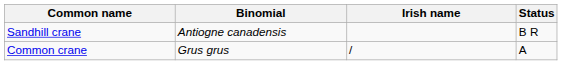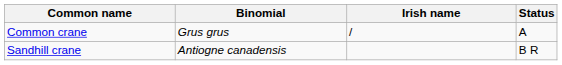rows swapped: (44, 32) <-> (47, 50)
